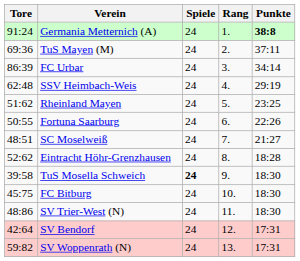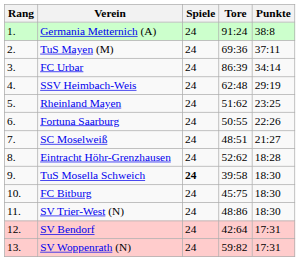columns swapped: (236, 13) <-> (21, 13)
(265, 31) bold -> (265, 31) normal
